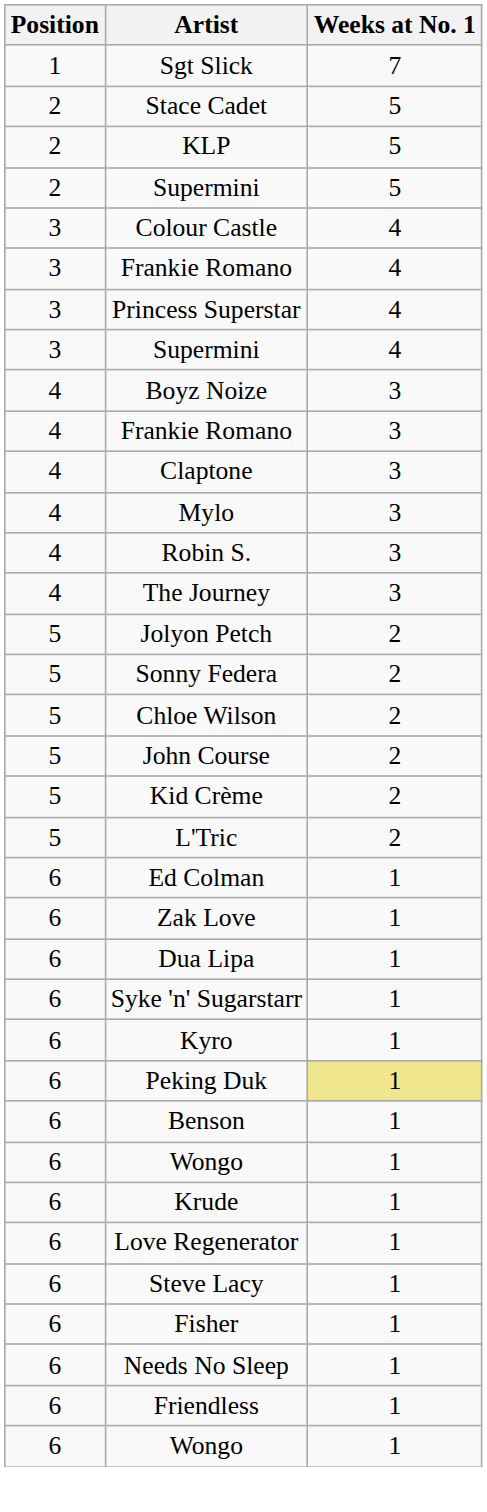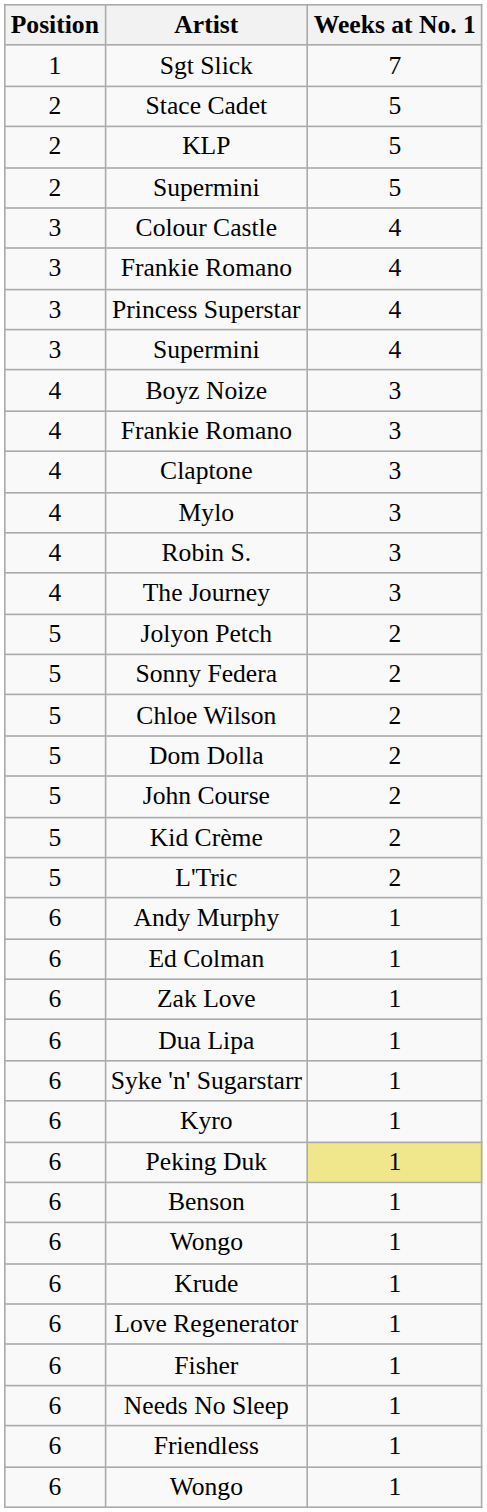+ row: (55, 755)
+ row: (55, 918)
- row: (55, 1283)
